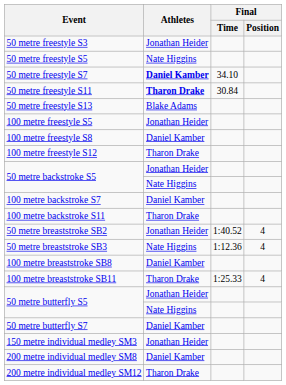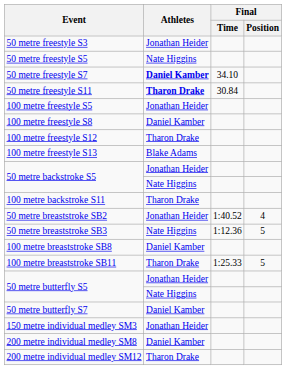- row: (49, 106)
+ row: (52, 153)
- row: (54, 200)
(263, 247) 4 -> (263, 232) 5
(263, 279) 4 -> (263, 263) 5
